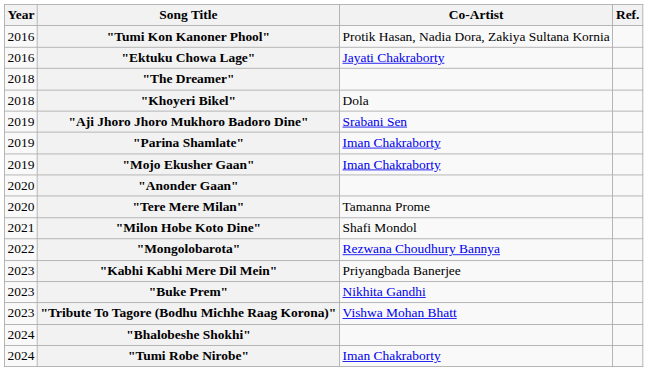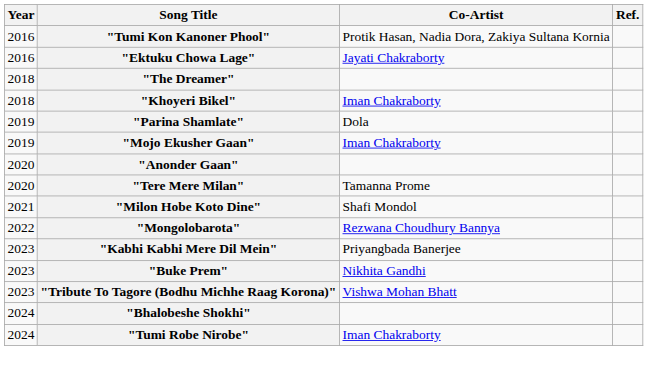(356, 100) Dola -> (392, 100) Iman Chakraborty
- row: (188, 121)
(392, 143) Iman Chakraborty -> (356, 121) Dola
